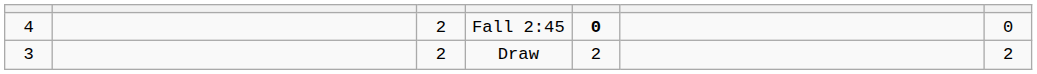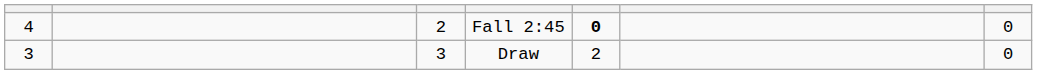(441, 55) 2 -> (441, 55) 3
(1008, 55) 2 -> (1008, 55) 0
